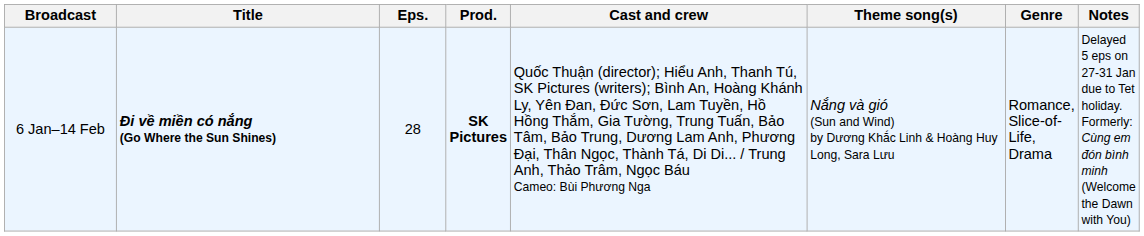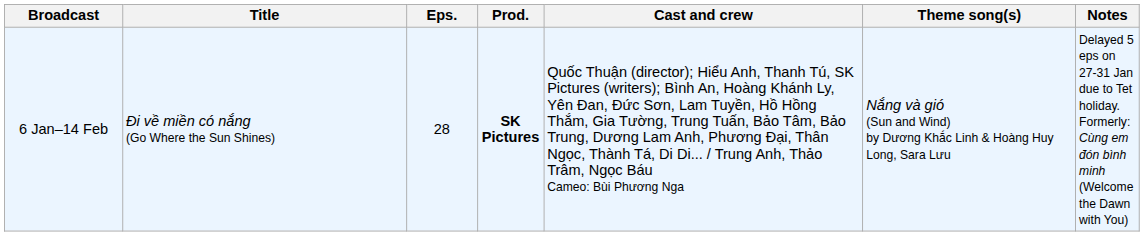- column: (1042, 16)
(198, 129) bold -> (201, 129) normal
